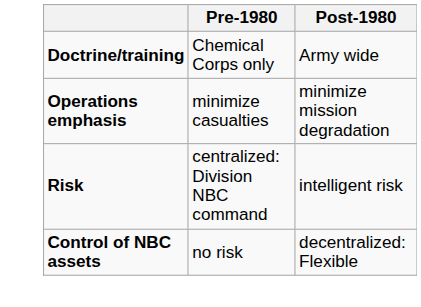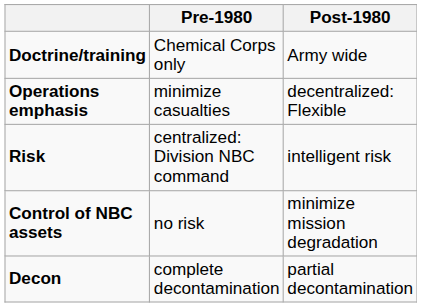(344, 110) minimize mission degradation -> (341, 101) decentralized: Flexible
(352, 251) decentralized: Flexible -> (333, 222) minimize mission degradation
+ row: (35, 279)
